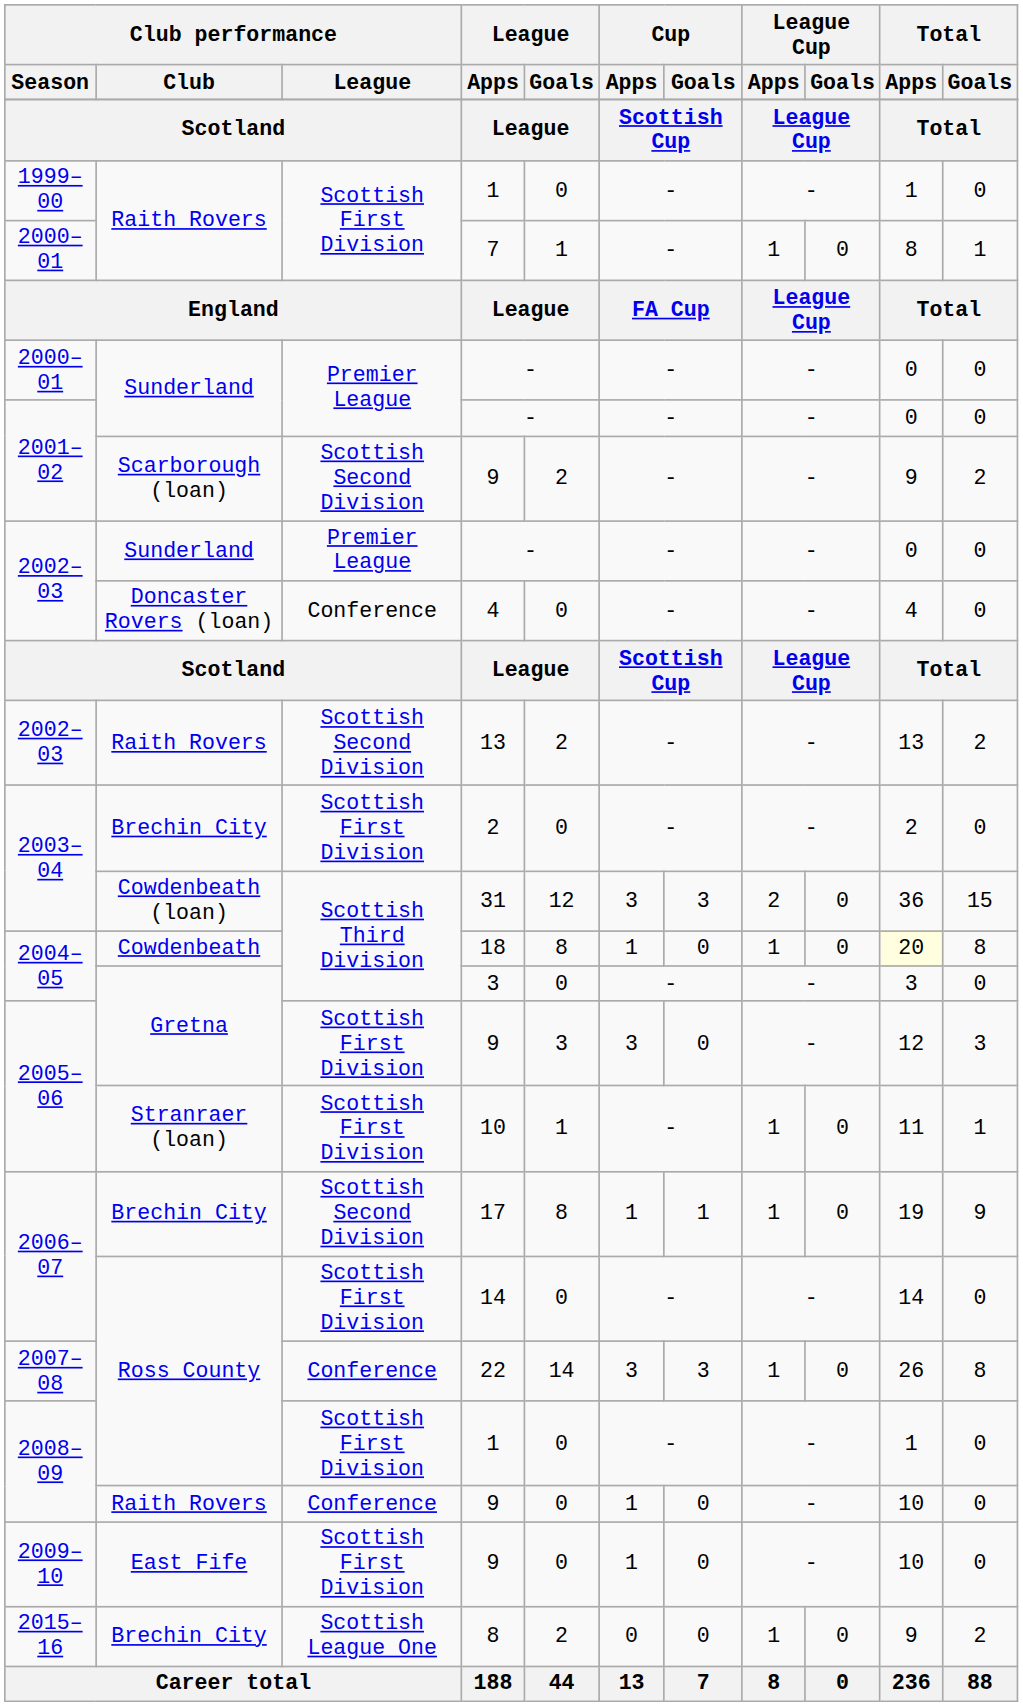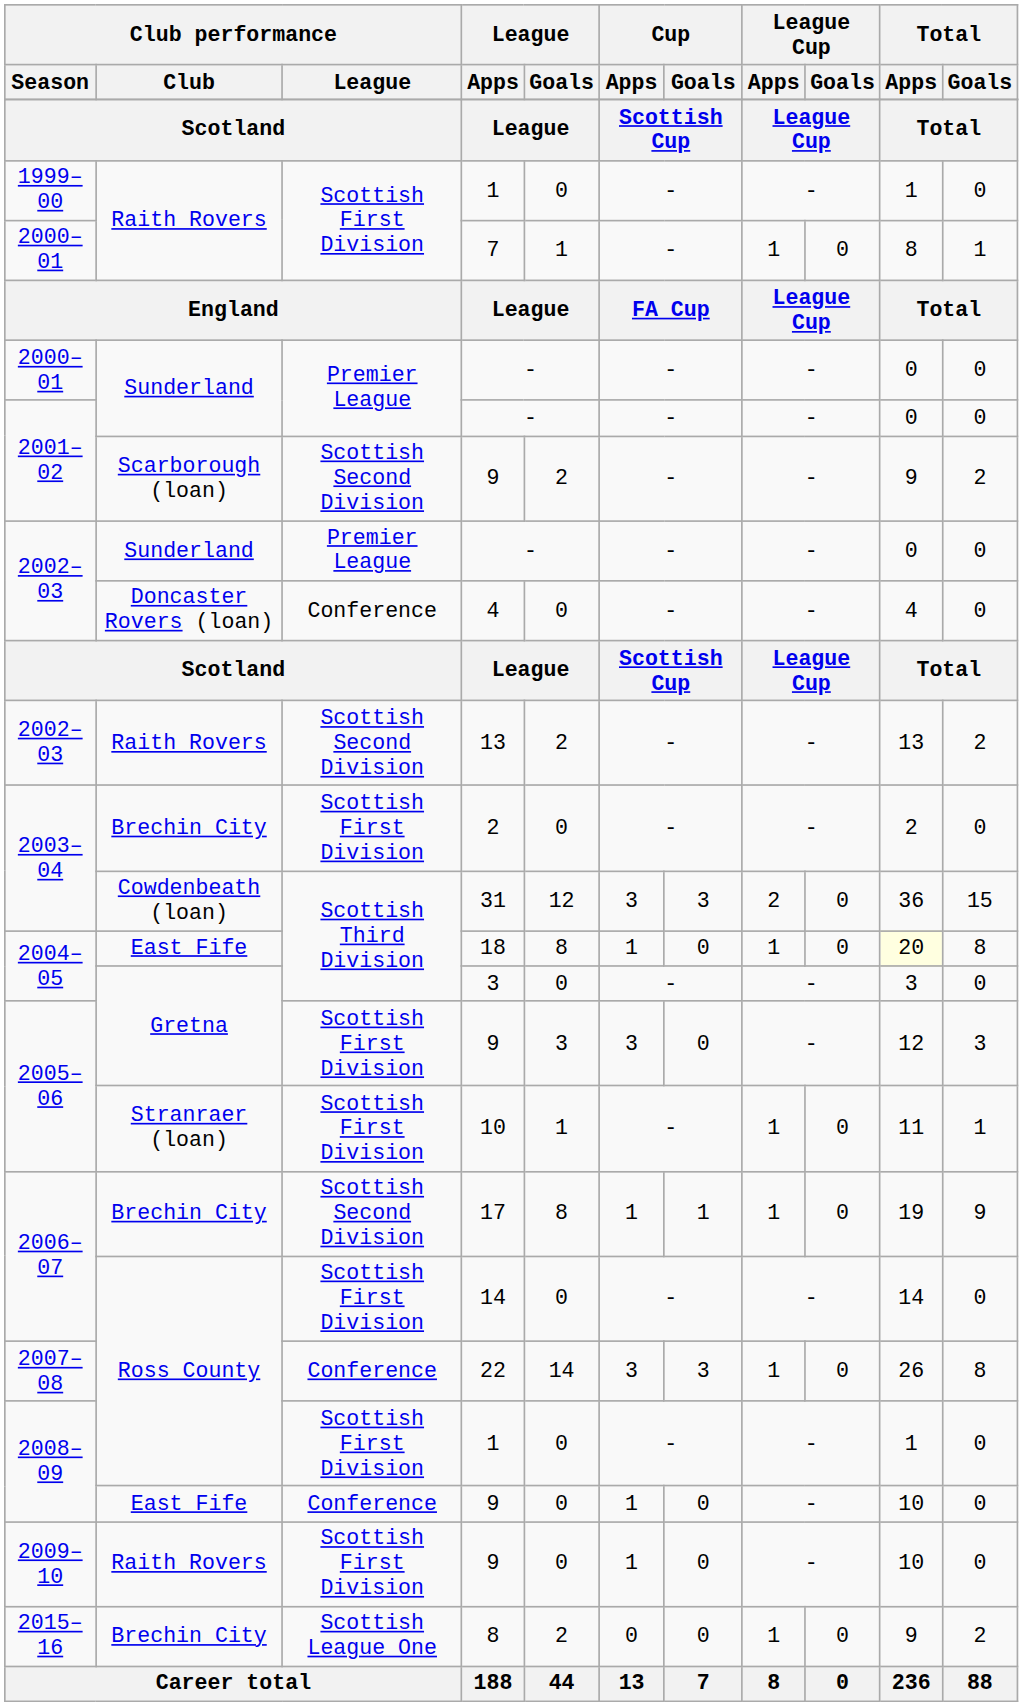(189, 948) Cowdenbeath -> (189, 948) East Fife
(189, 1504) Raith Rovers -> (189, 1504) East Fife
(189, 1564) East Fife -> (189, 1564) Raith Rovers
